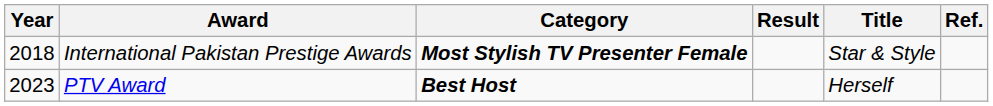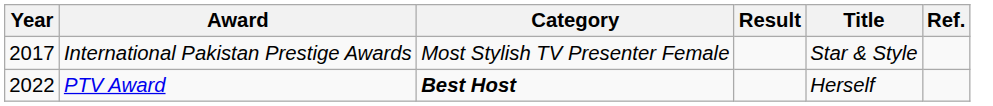(32, 52) 2018 -> (32, 52) 2017
(584, 52) bold -> (575, 52) normal
(32, 85) 2023 -> (32, 85) 2022
